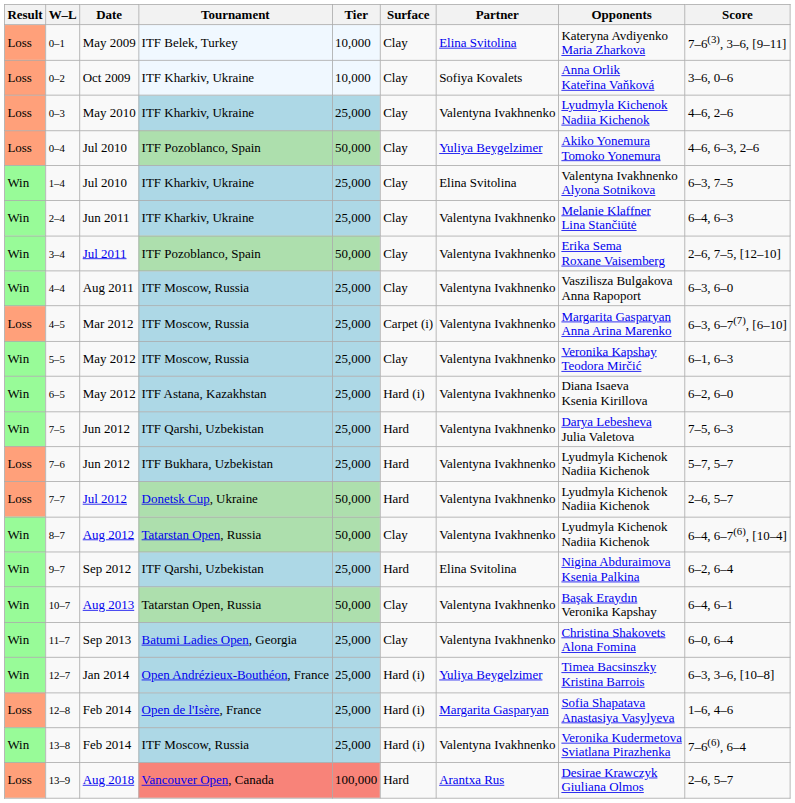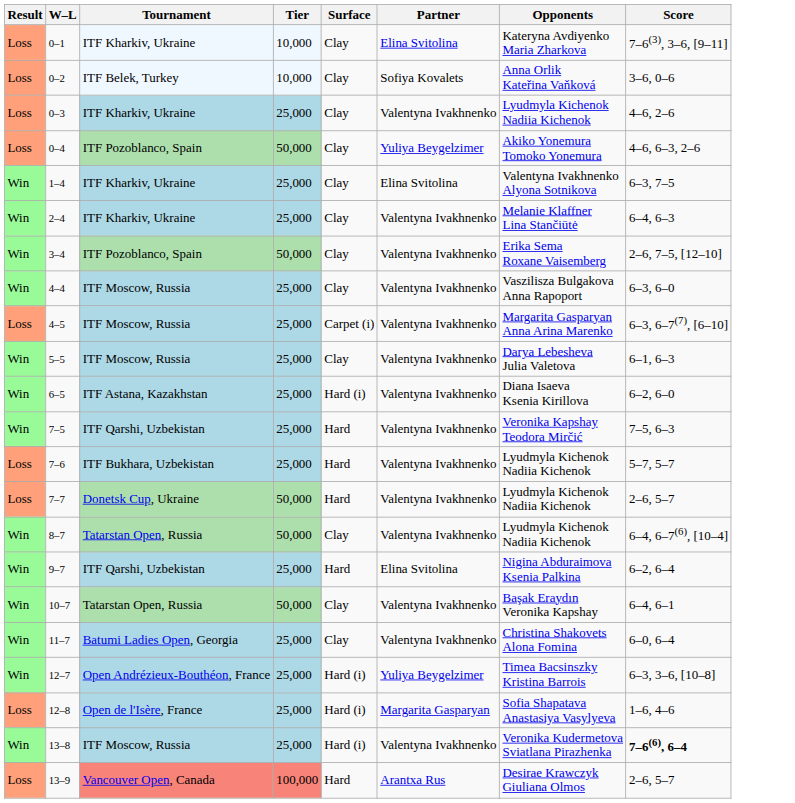- column: (109, 14)
(190, 42) ITF Belek, Turkey -> (139, 42) ITF Kharkiv, Ukraine
(198, 77) ITF Kharkiv, Ukraine -> (131, 77) ITF Belek, Turkey
(609, 358) Veronika Kapshay Teodora Mirčić -> (548, 358) Darya Lebesheva Julia Valetova
(607, 429) Darya Lebesheva Julia Valetova -> (550, 429) Veronika Kapshay Teodora Mirčić
(717, 745) normal -> (658, 745) bold
